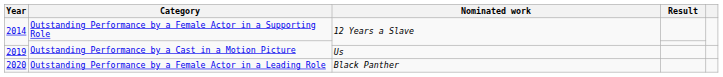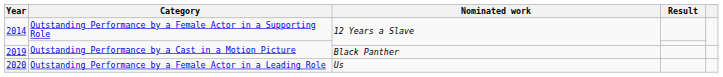(339, 52) Us -> (366, 52) Black Panther
(366, 65) Black Panther -> (339, 65) Us
